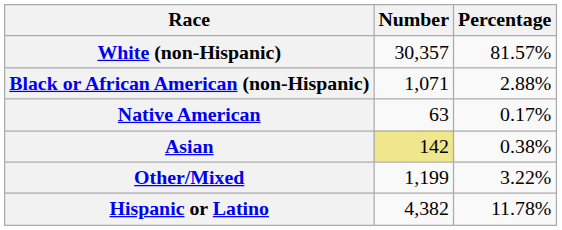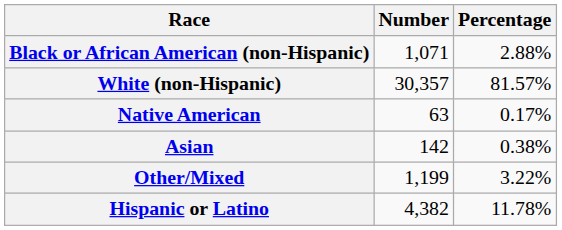rows swapped: (189, 51) <-> (189, 83)
(434, 146) khaki background -> (434, 146) no background
